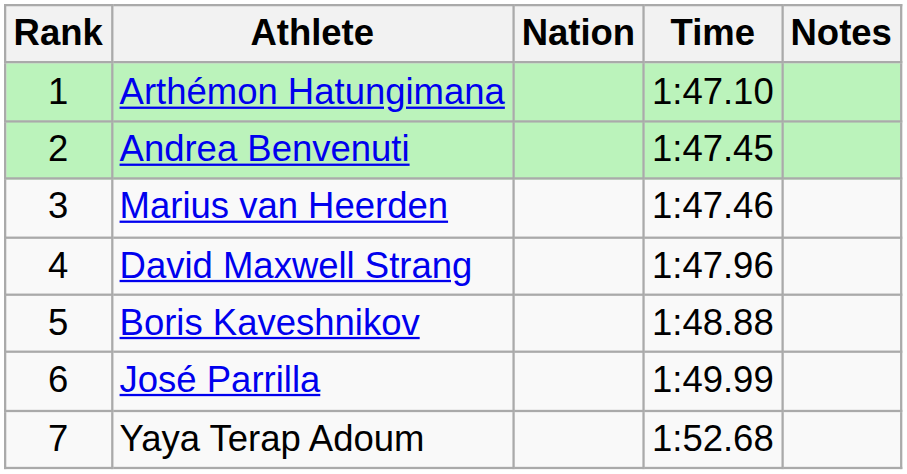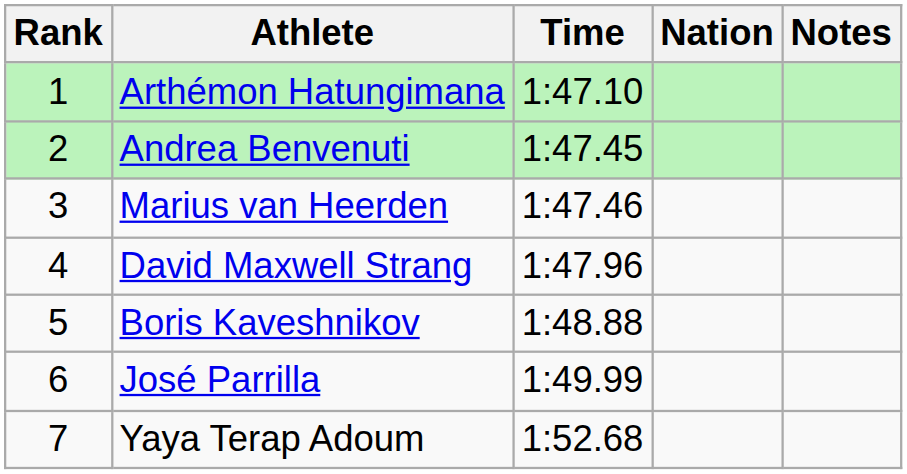columns swapped: (578, 33) <-> (713, 33)
